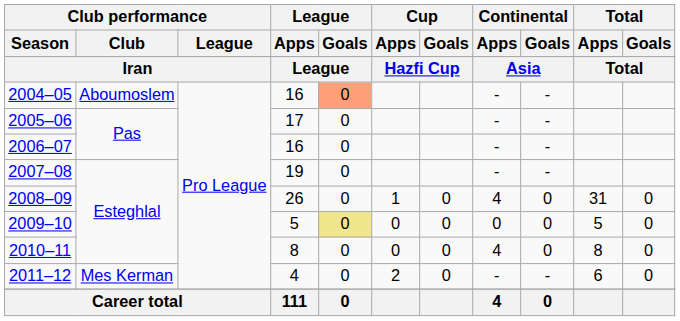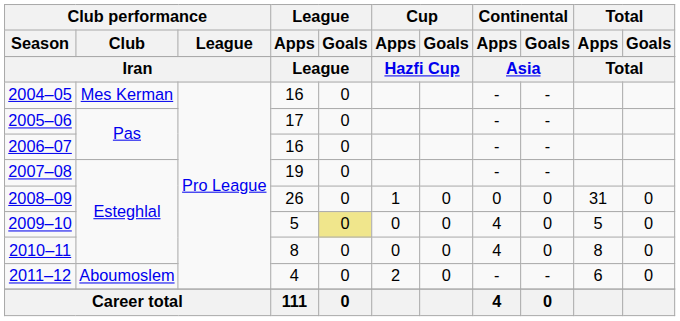(127, 95) Aboumoslem -> (127, 95) Mes Kerman
(345, 95) lightsalmon background -> (345, 95) no background
(497, 198) 4 -> (497, 198) 0
(497, 224) 0 -> (497, 224) 4
(127, 276) Mes Kerman -> (127, 276) Aboumoslem
